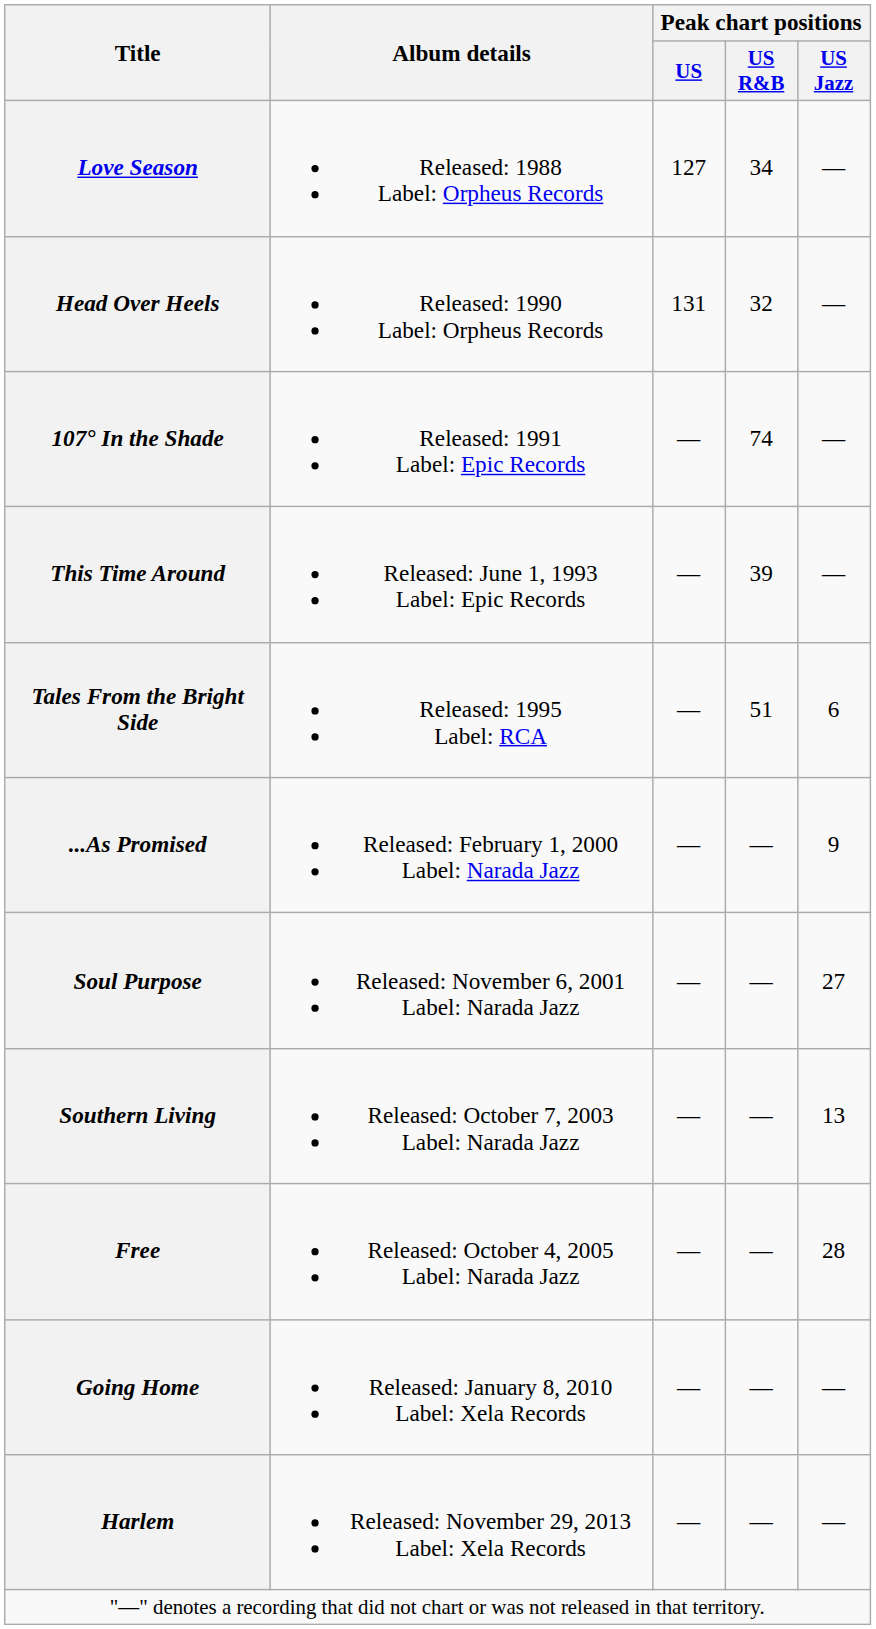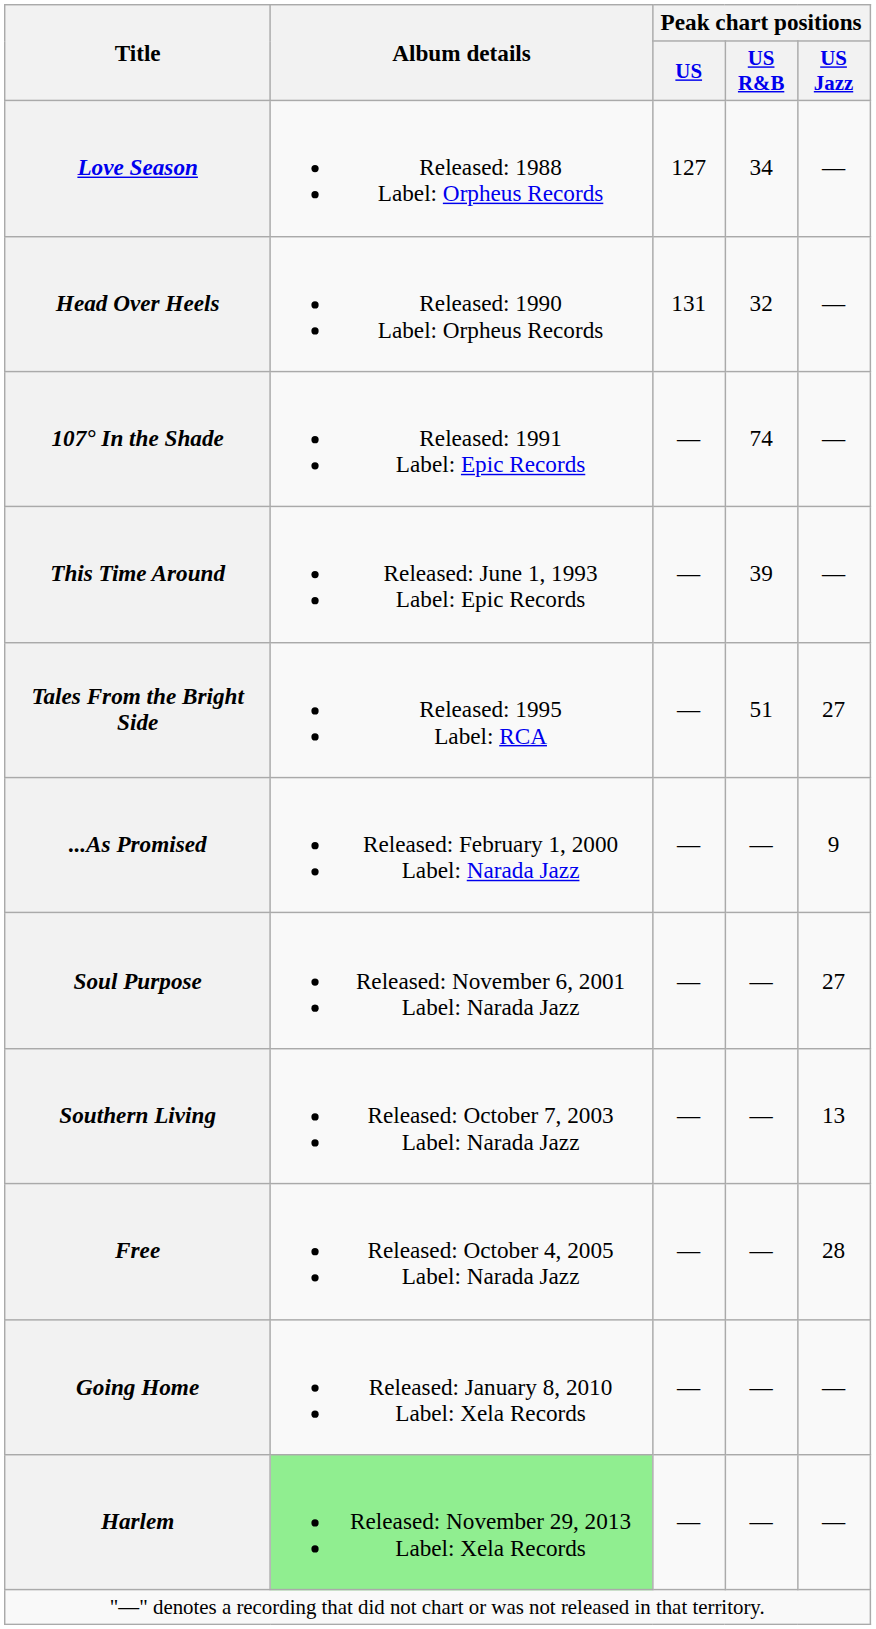(834, 709) 6 -> (834, 709) 27
(462, 1535) no background -> (462, 1535) lightgreen background
